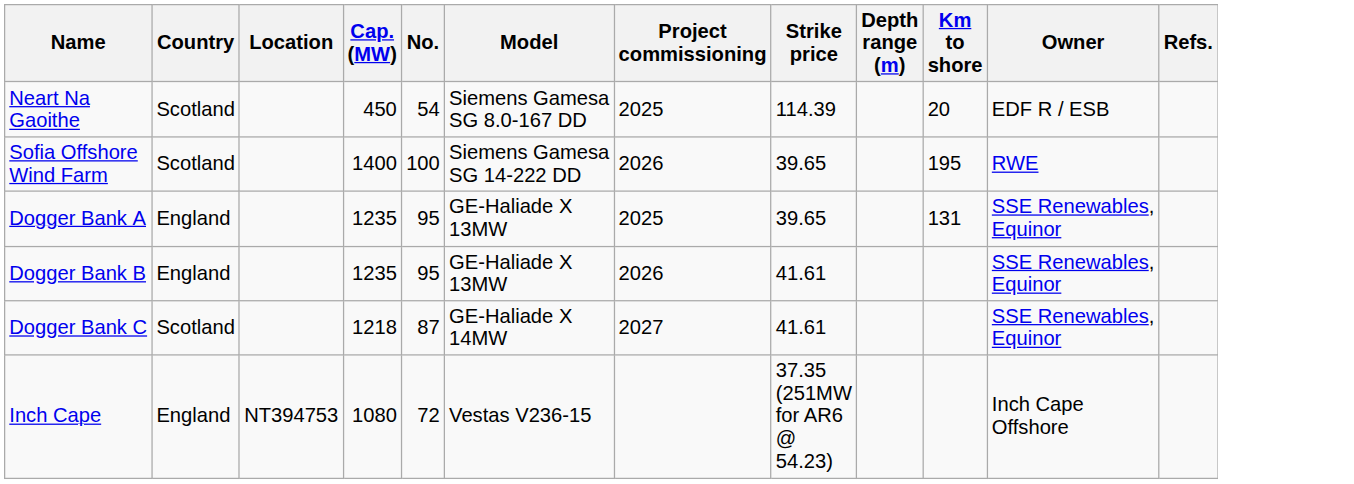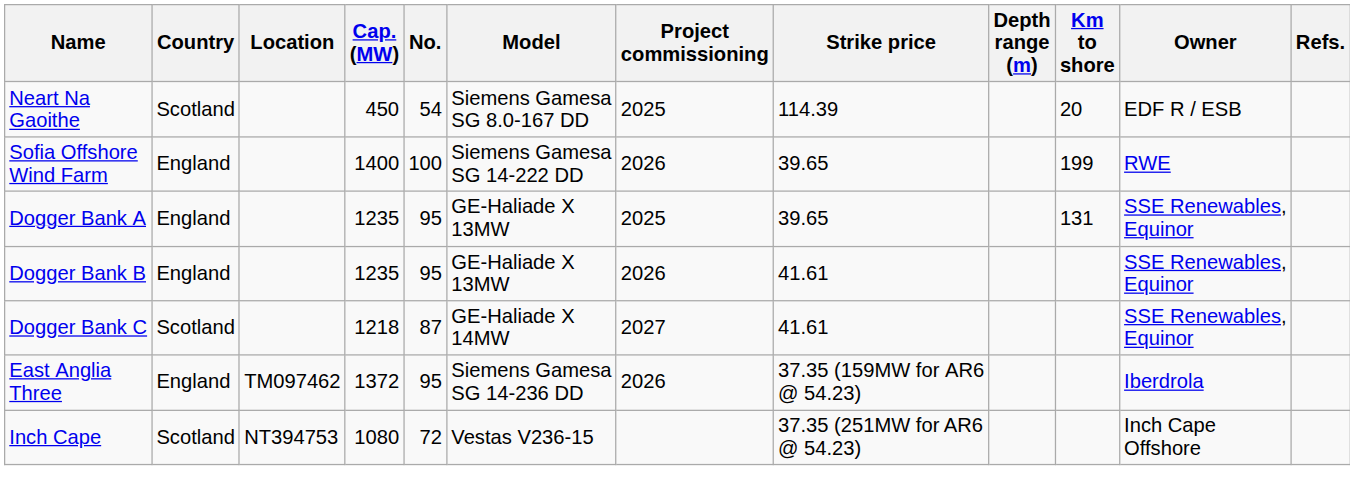(196, 163) Scotland -> (193, 163) England
(944, 163) 195 -> (1077, 163) 199
+ row: (60, 382)
(193, 416) England -> (196, 437) Scotland
